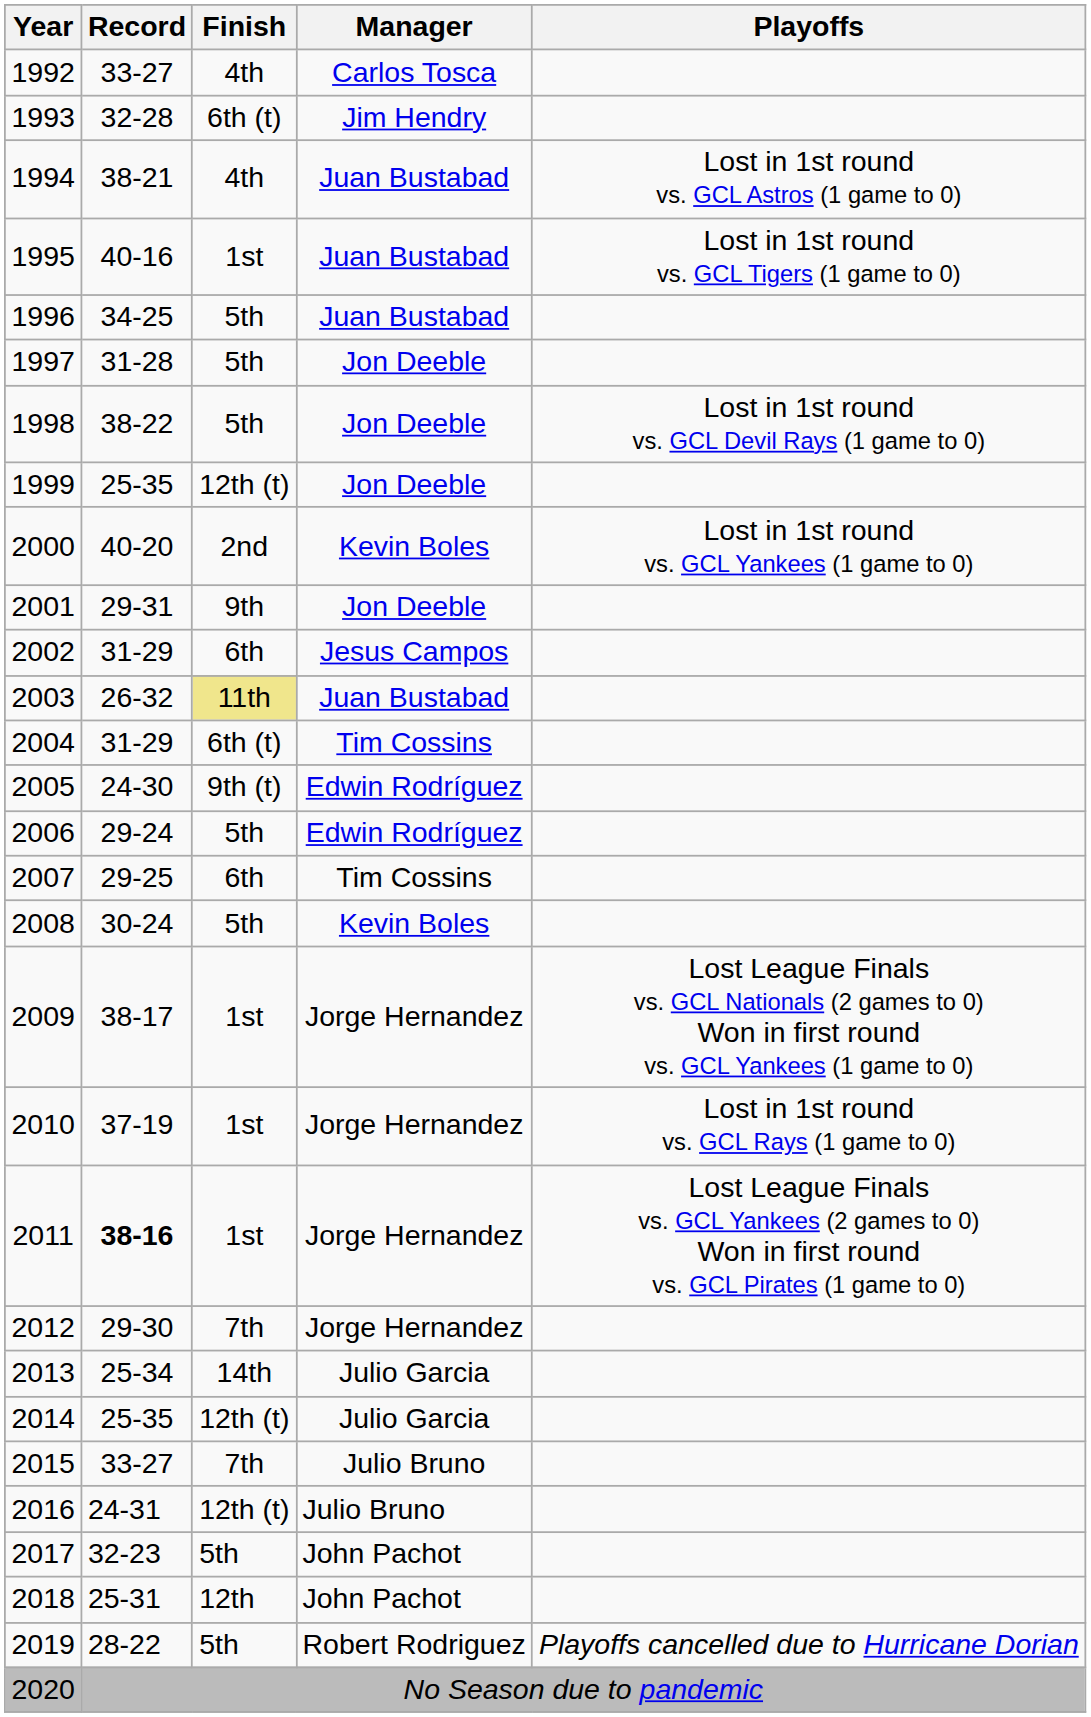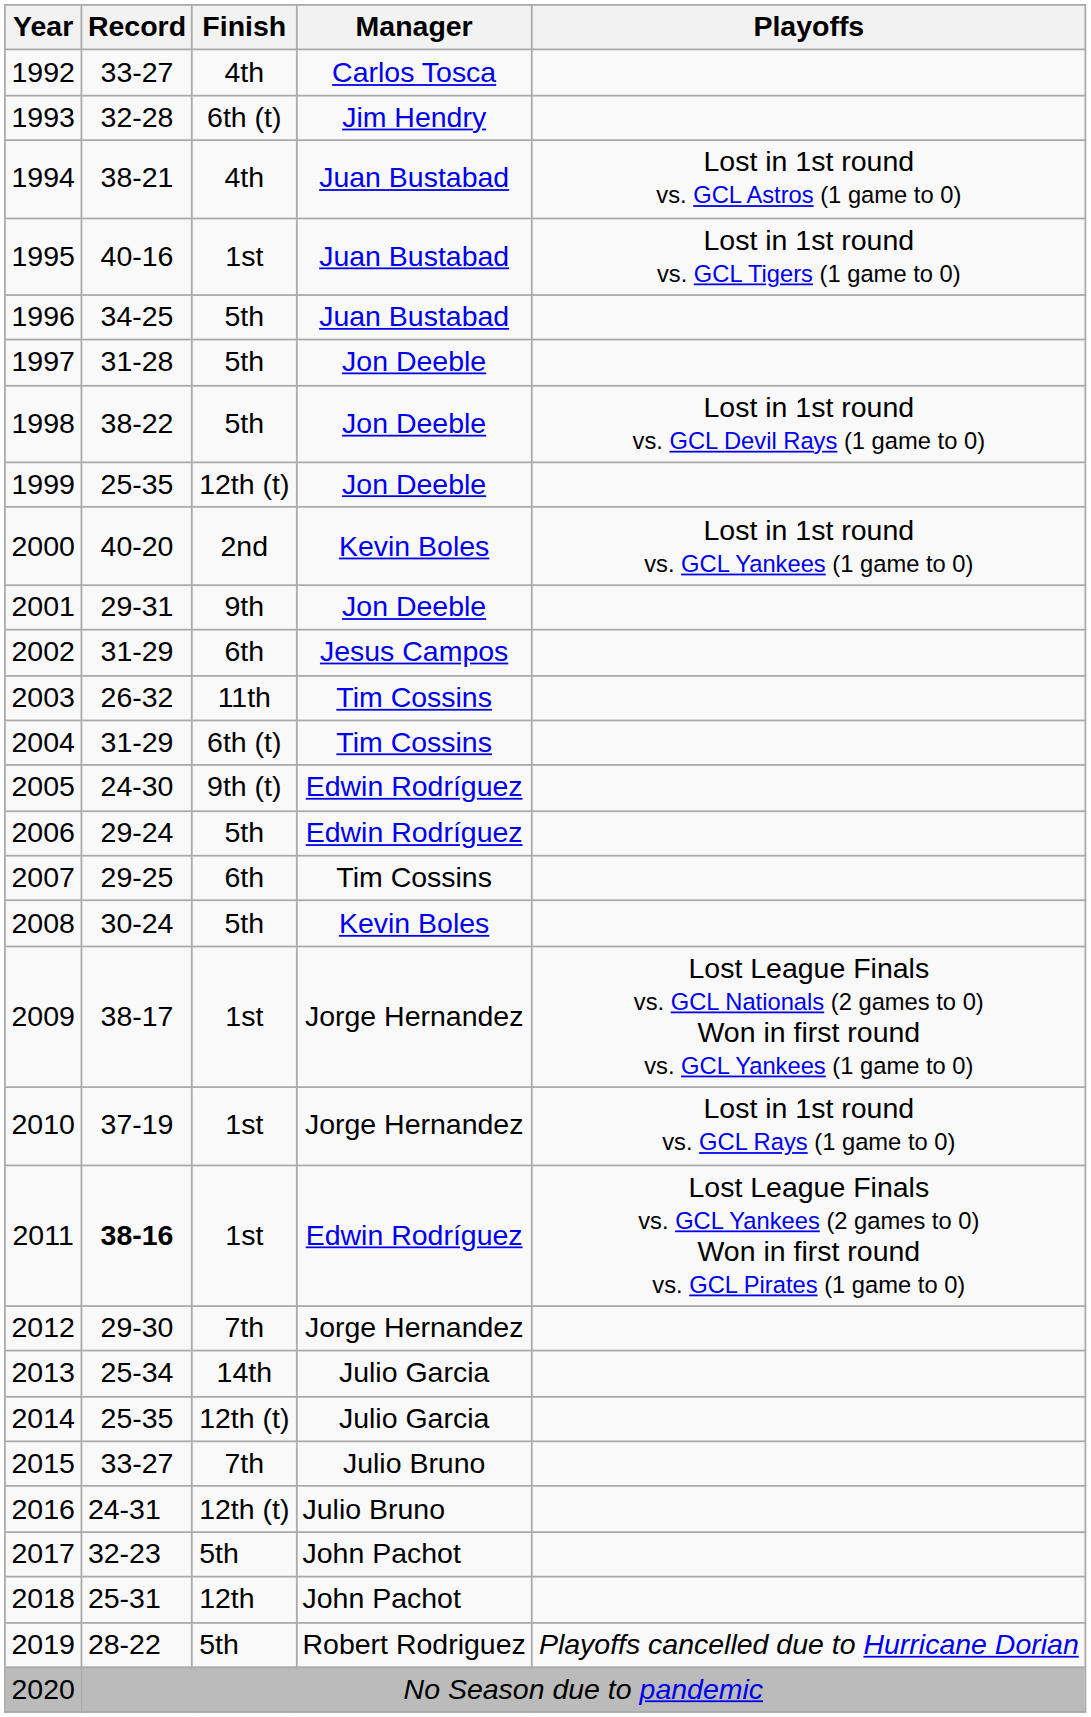(244, 697) khaki background -> (244, 697) no background
(414, 697) Juan Bustabad -> (414, 697) Tim Cossins
(414, 1234) Jorge Hernandez -> (414, 1234) Edwin Rodríguez
